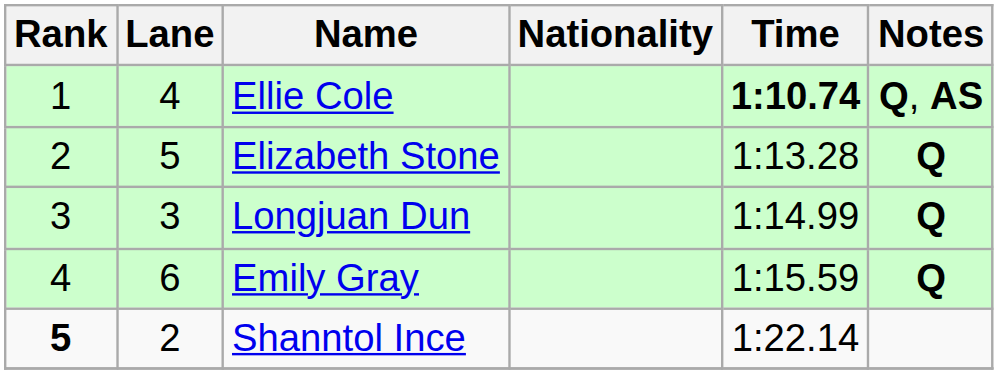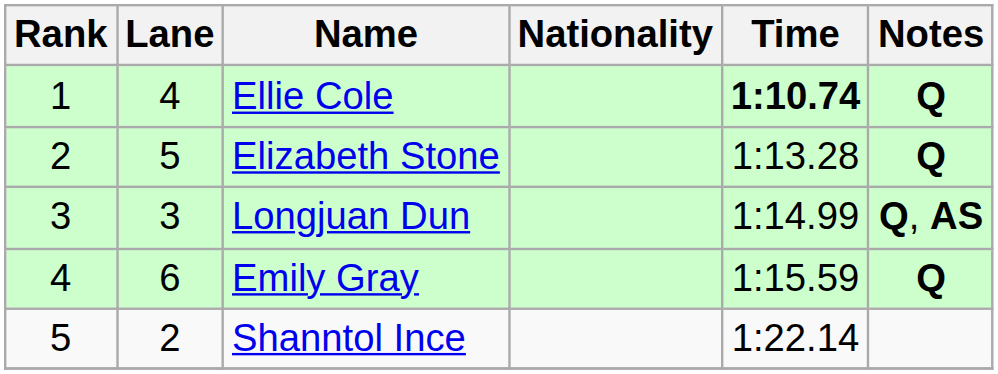(931, 95) Q, AS -> (931, 95) Q
(931, 216) Q -> (931, 216) Q, AS
(61, 338) bold -> (61, 338) normal
